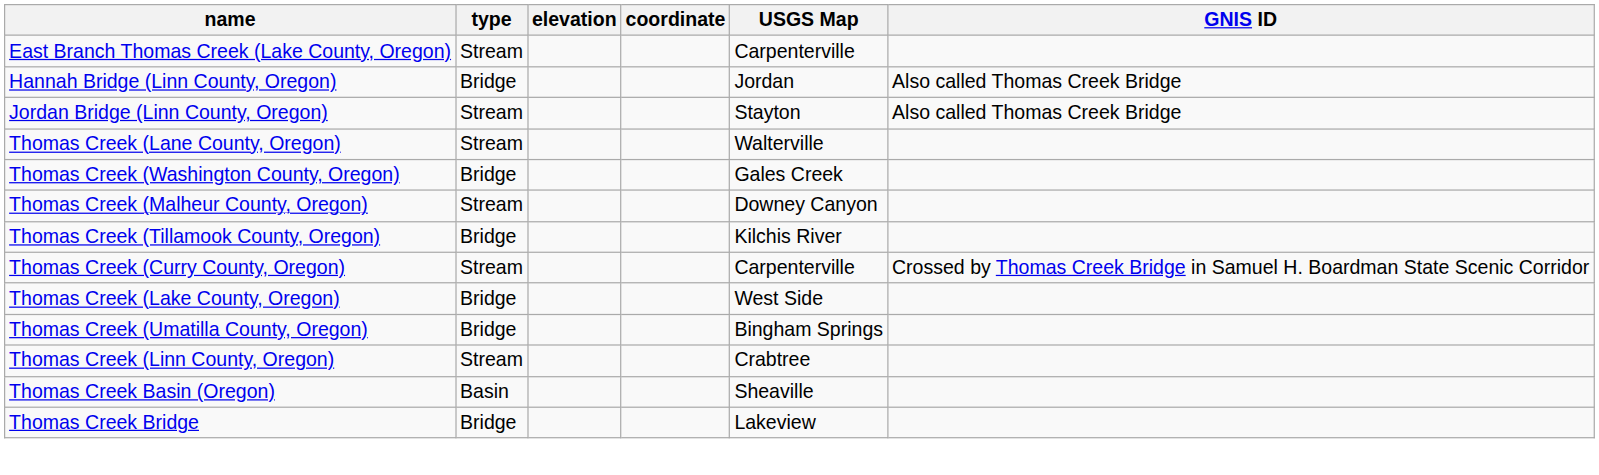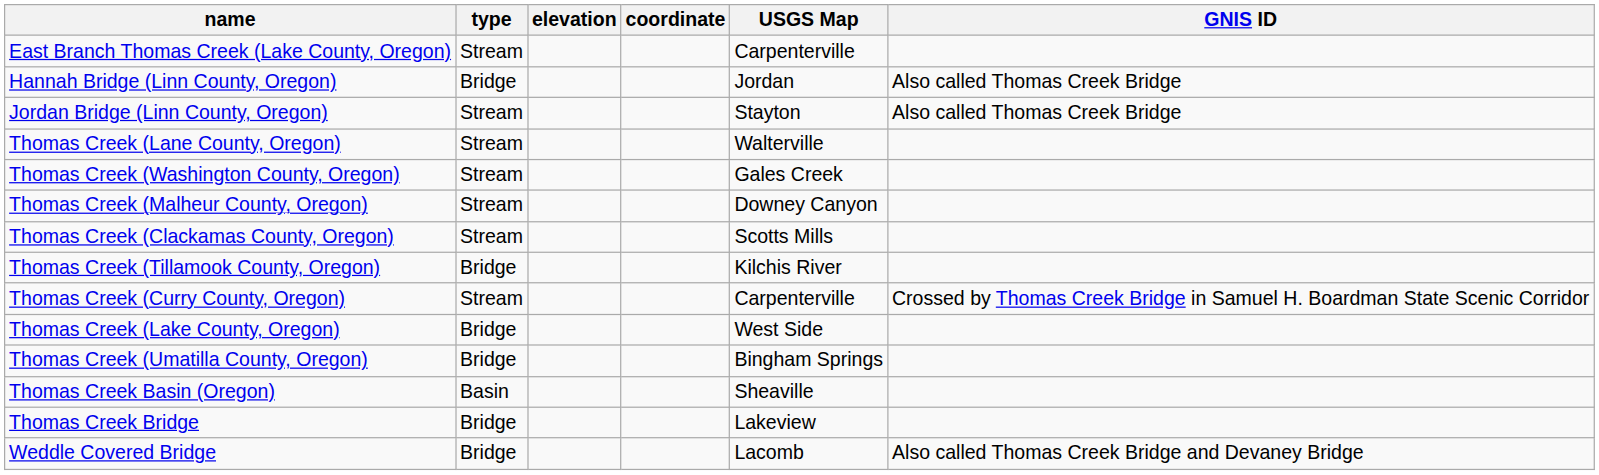(488, 174) Bridge -> (492, 174) Stream
+ row: (201, 236)
- row: (172, 360)
+ row: (113, 453)
